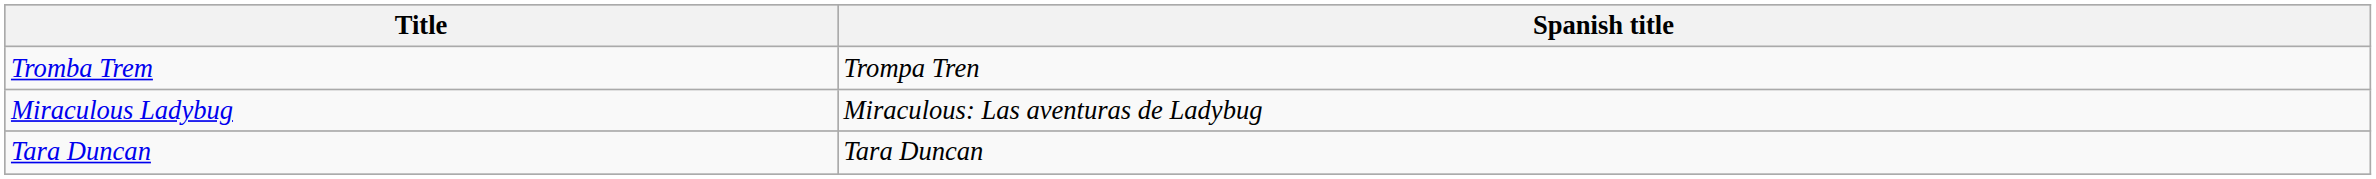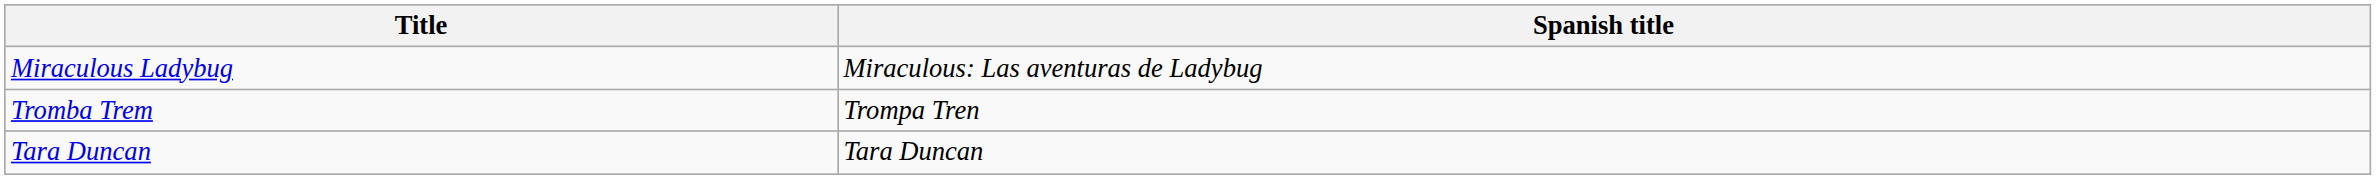rows swapped: (122, 109) <-> (82, 67)
